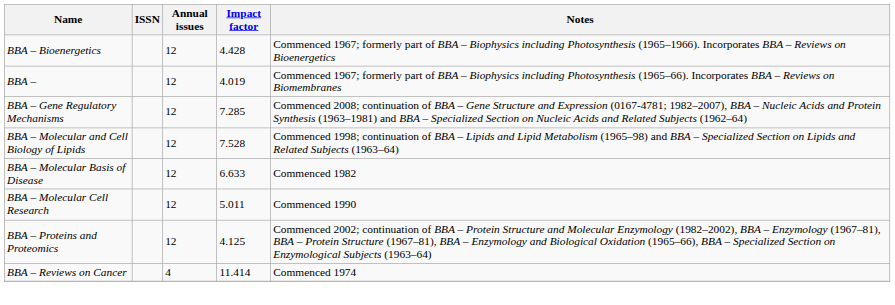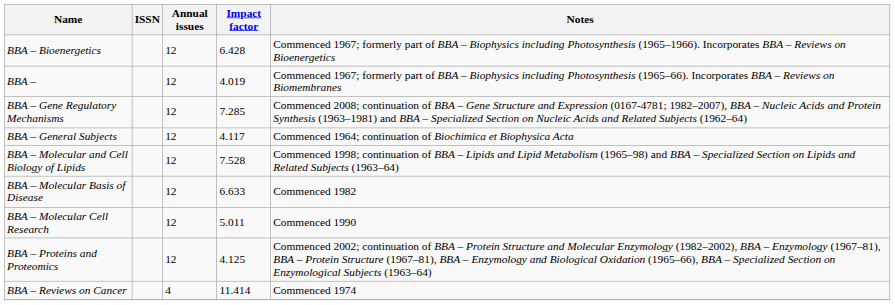(232, 50) 4.428 -> (232, 50) 6.428
+ row: (62, 136)
